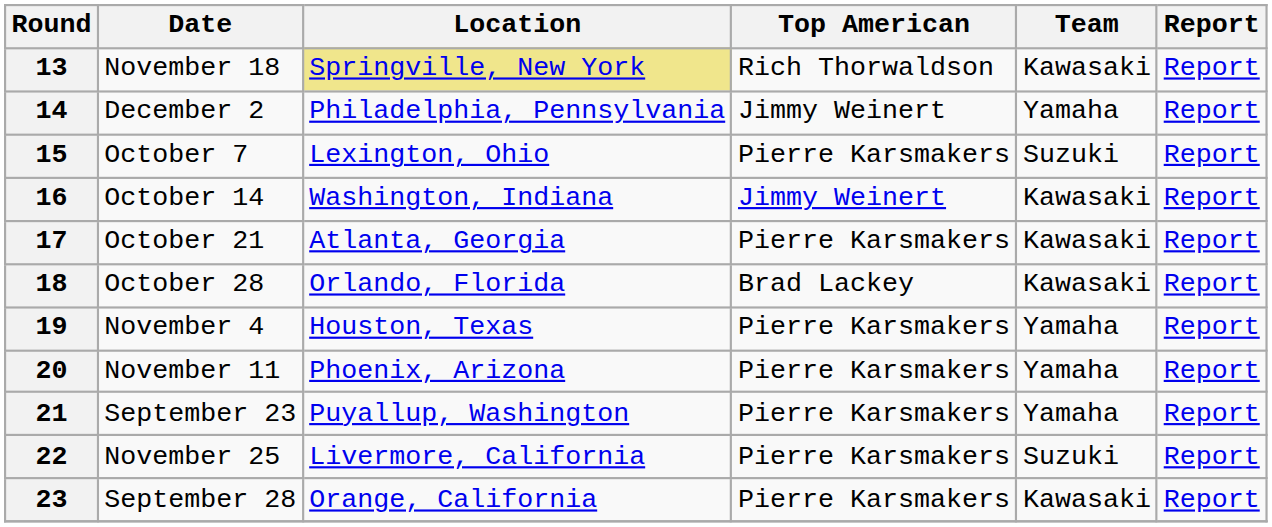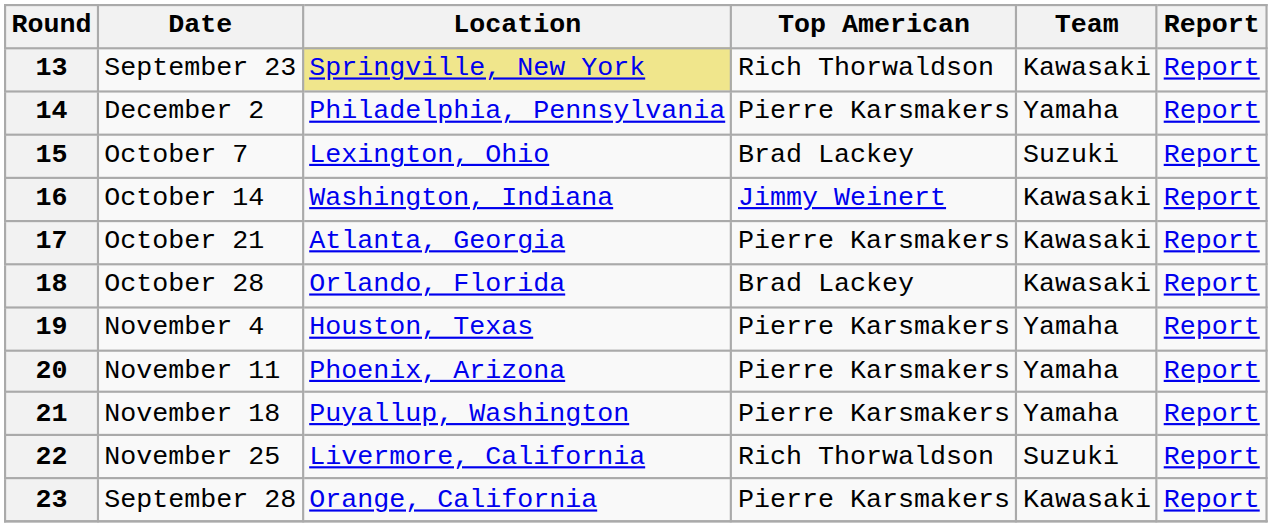(192, 70) November 18 -> (200, 70) September 23
(842, 113) Jimmy Weinert -> (874, 113) Pierre Karsmakers
(874, 156) Pierre Karsmakers -> (826, 156) Brad Lackey
(200, 415) September 23 -> (192, 415) November 18
(874, 458) Pierre Karsmakers -> (866, 458) Rich Thorwaldson
